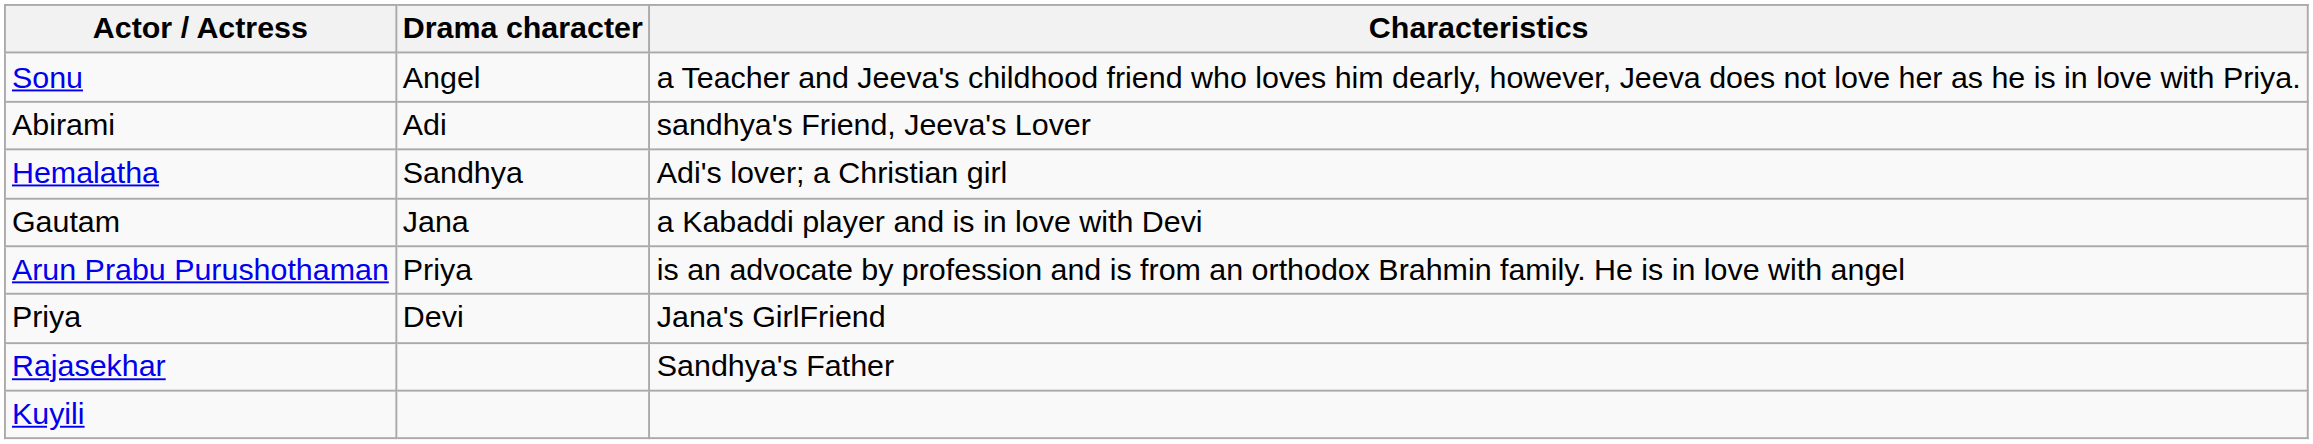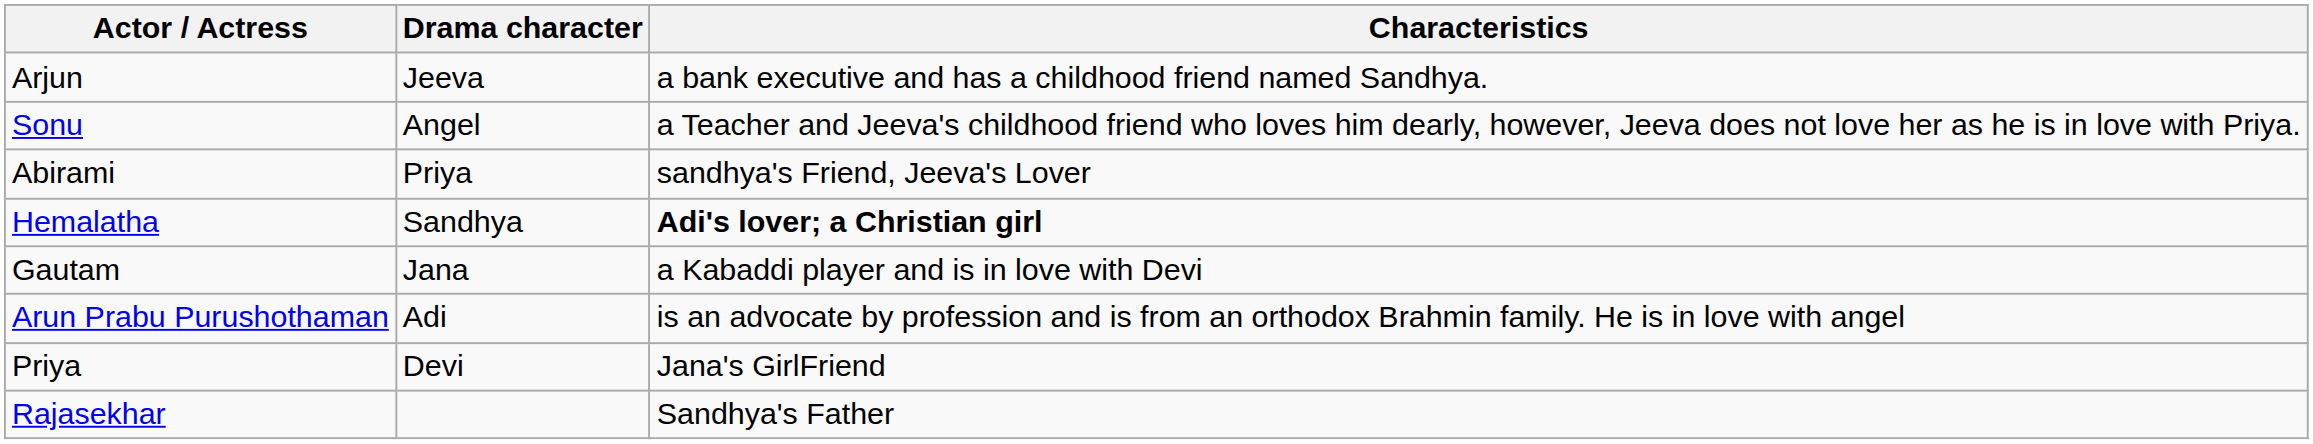+ row: (47, 76)
(425, 125) Adi -> (437, 173) Priya
(832, 173) normal -> (850, 221) bold
(437, 269) Priya -> (425, 317) Adi
- row: (48, 414)
